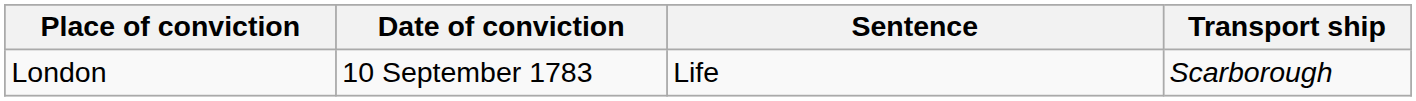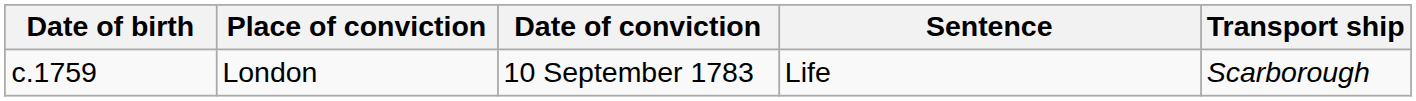+ column: (110, 27)
